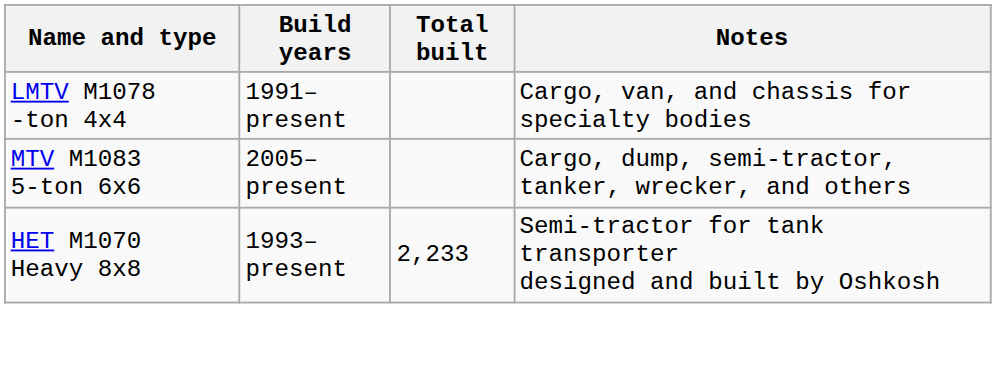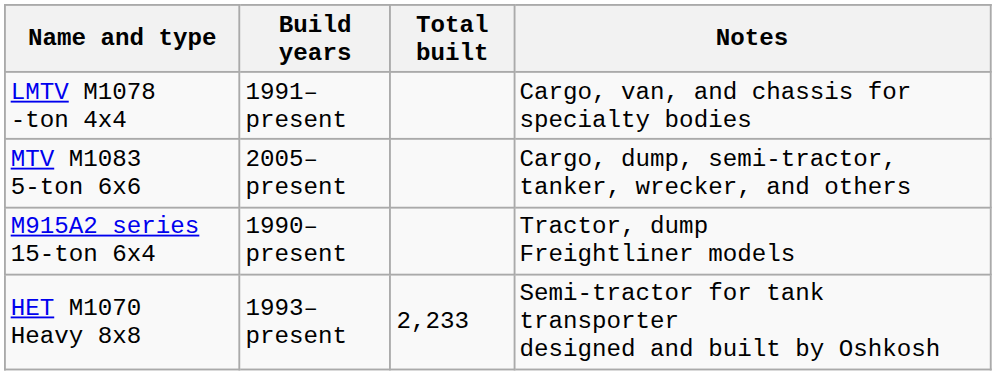+ row: (105, 241)
